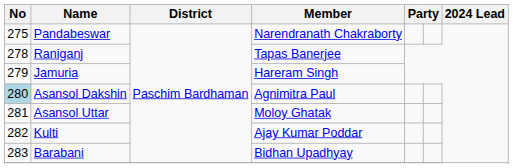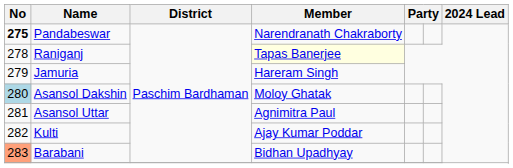(18, 34) normal -> (18, 34) bold
(298, 53) no background -> (298, 53) lightyellow background
(295, 93) Agnimitra Paul -> (293, 93) Moloy Ghatak
(293, 113) Moloy Ghatak -> (295, 113) Agnimitra Paul
(18, 152) no background -> (18, 152) lightsalmon background
